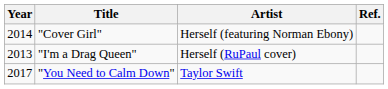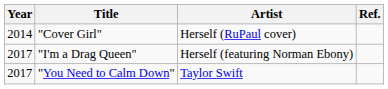(267, 34) Herself (featuring Norman Ebony) -> (238, 34) Herself (RuPaul cover)
(20, 53) 2013 -> (20, 53) 2017
(238, 53) Herself (RuPaul cover) -> (267, 53) Herself (featuring Norman Ebony)
